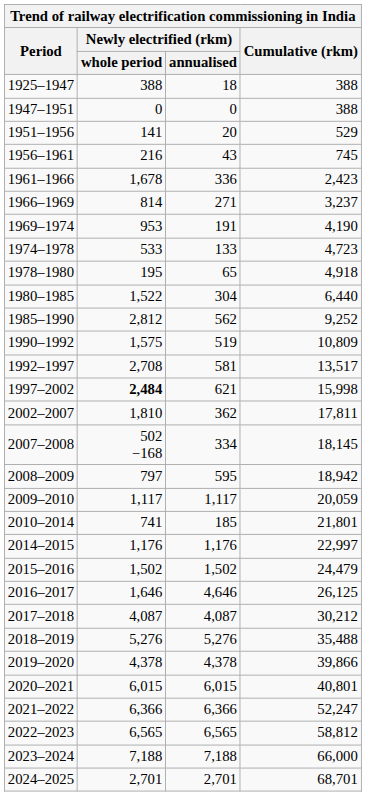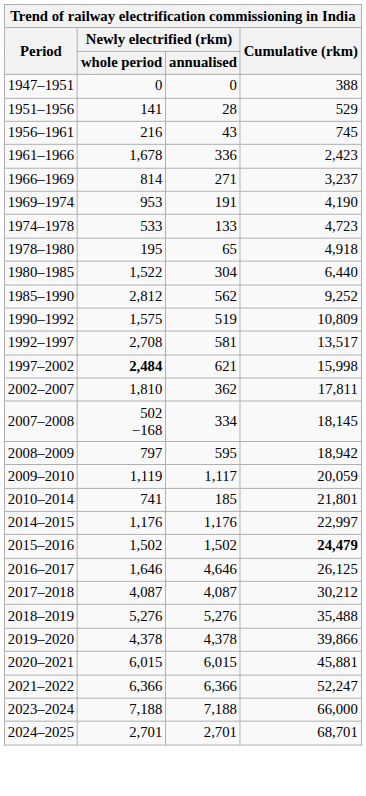- row: (41, 86)
(230, 132) 20 -> (230, 109) 28
(146, 499) 1,117 -> (146, 476) 1,119
(338, 569) normal -> (338, 546) bold
(338, 686) 40,801 -> (338, 663) 45,881
- row: (41, 733)
